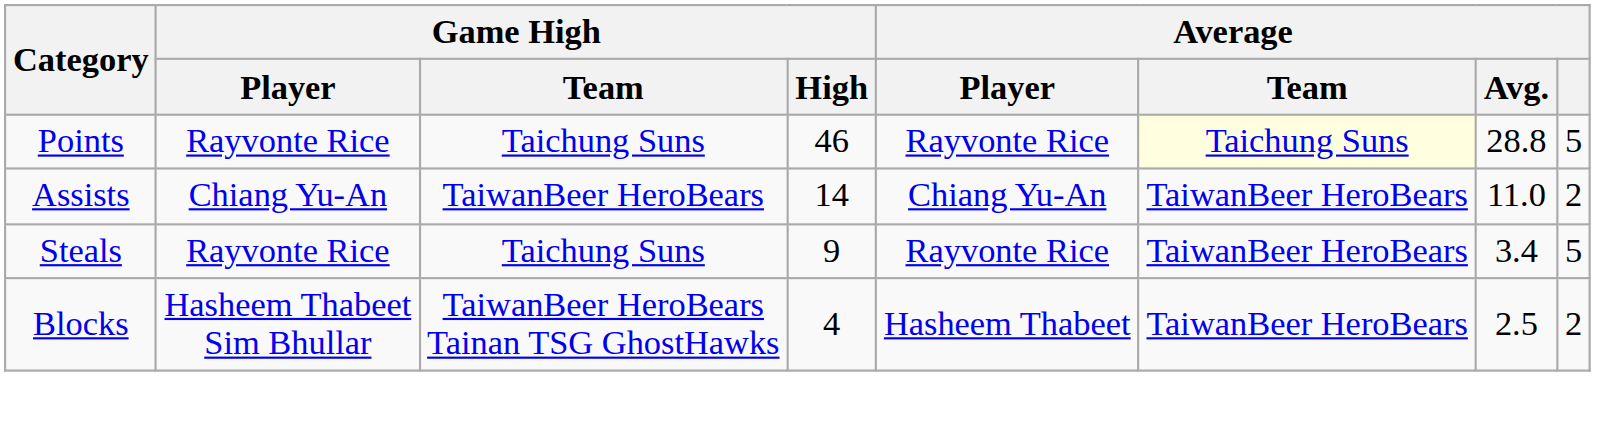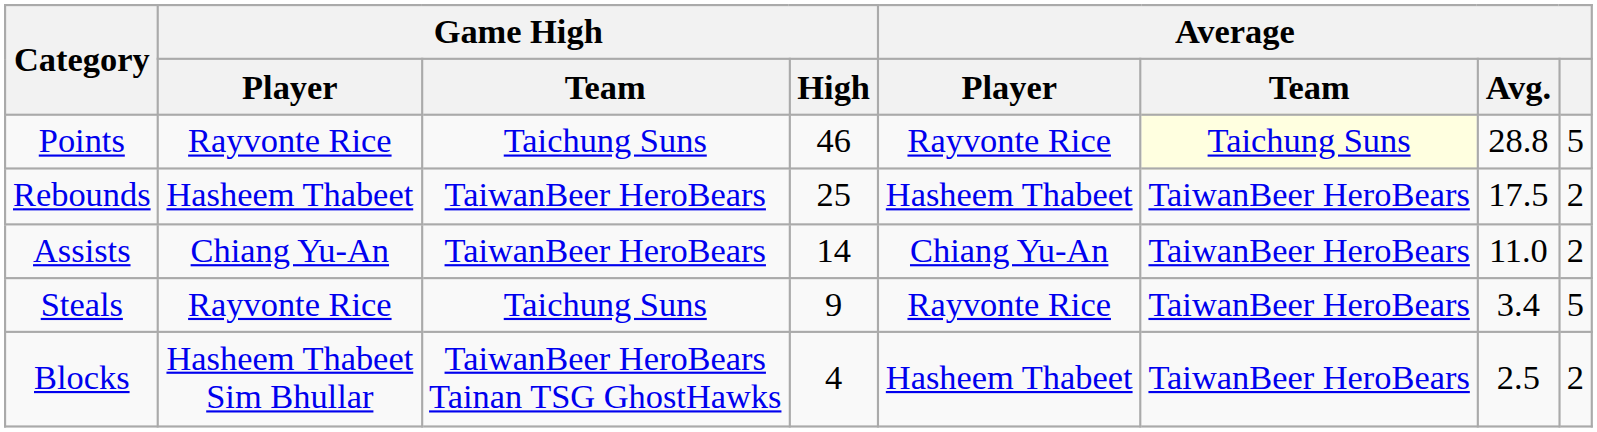+ row: (82, 195)
